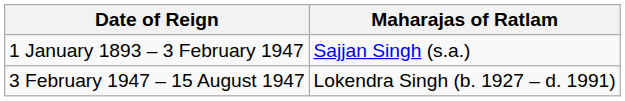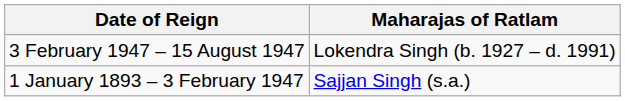rows swapped: (156, 50) <-> (157, 80)
